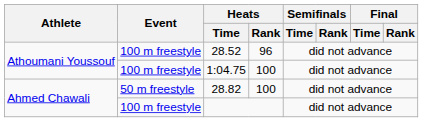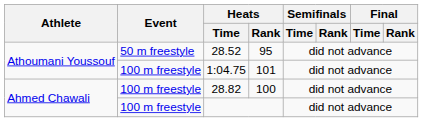(161, 51) 100 m freestyle -> (157, 51) 50 m freestyle
(266, 51) 96 -> (266, 51) 95
(266, 70) 100 -> (266, 70) 101
(157, 89) 50 m freestyle -> (161, 89) 100 m freestyle
